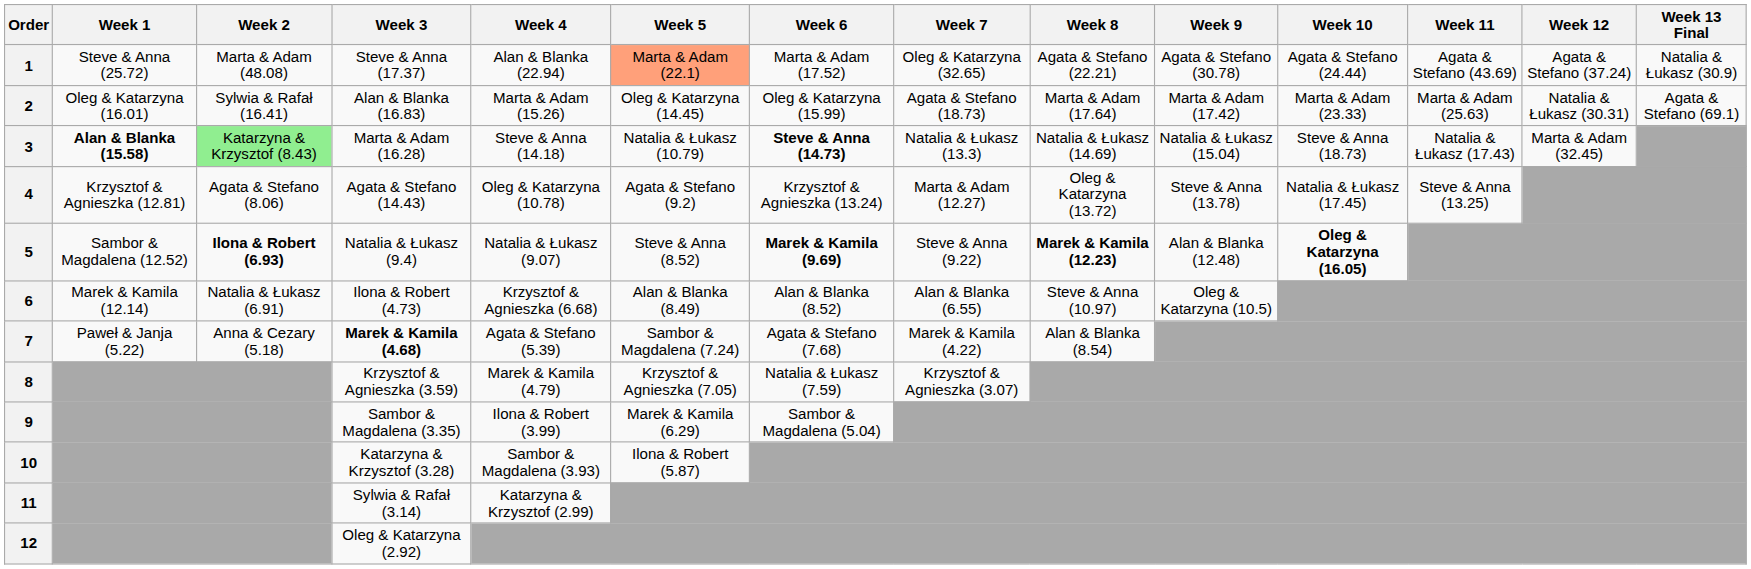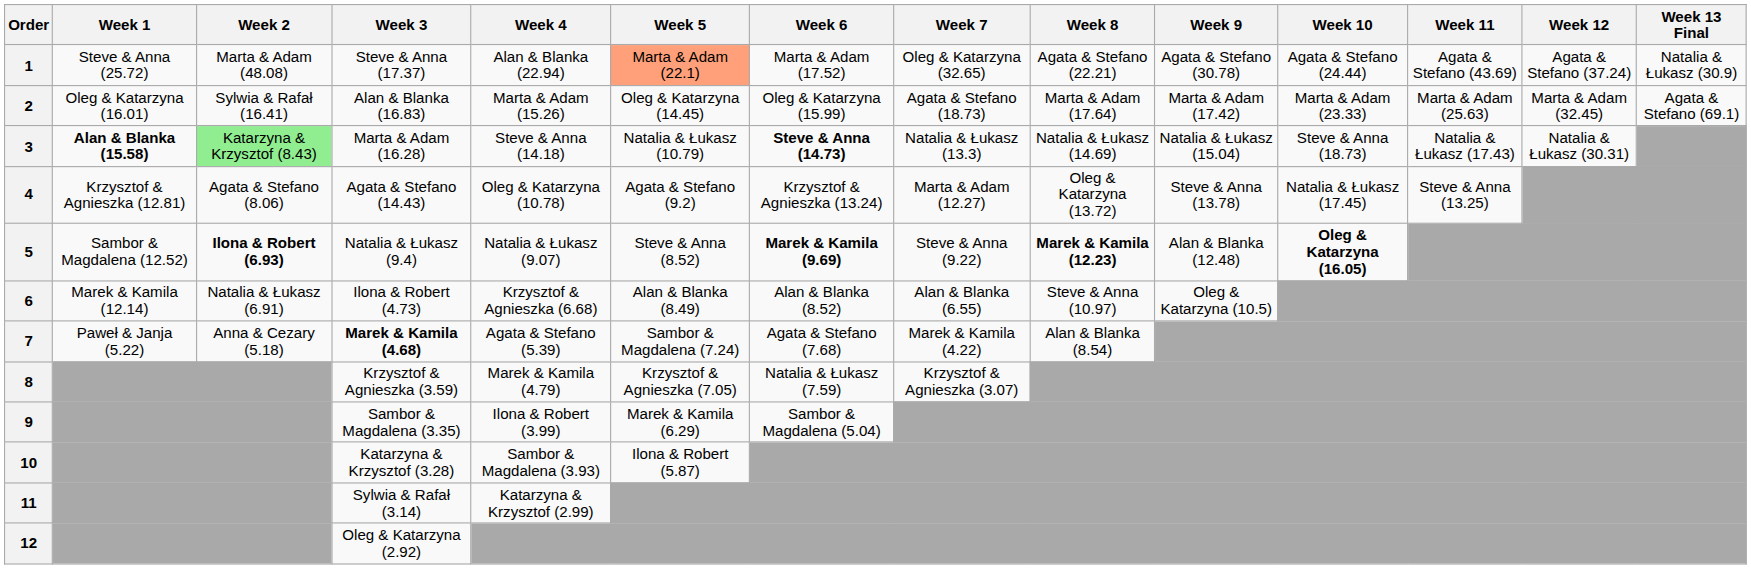(1579, 105) Natalia & Łukasz (30.31) -> (1579, 105) Marta & Adam (32.45)
(1579, 146) Marta & Adam (32.45) -> (1579, 146) Natalia & Łukasz (30.31)
